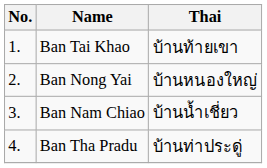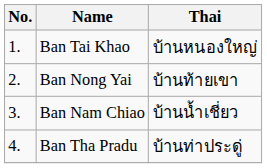(195, 47) บ้านท้ายเขา -> (205, 47) บ้านหนองใหญ่
(205, 80) บ้านหนองใหญ่ -> (195, 80) บ้านท้ายเขา
